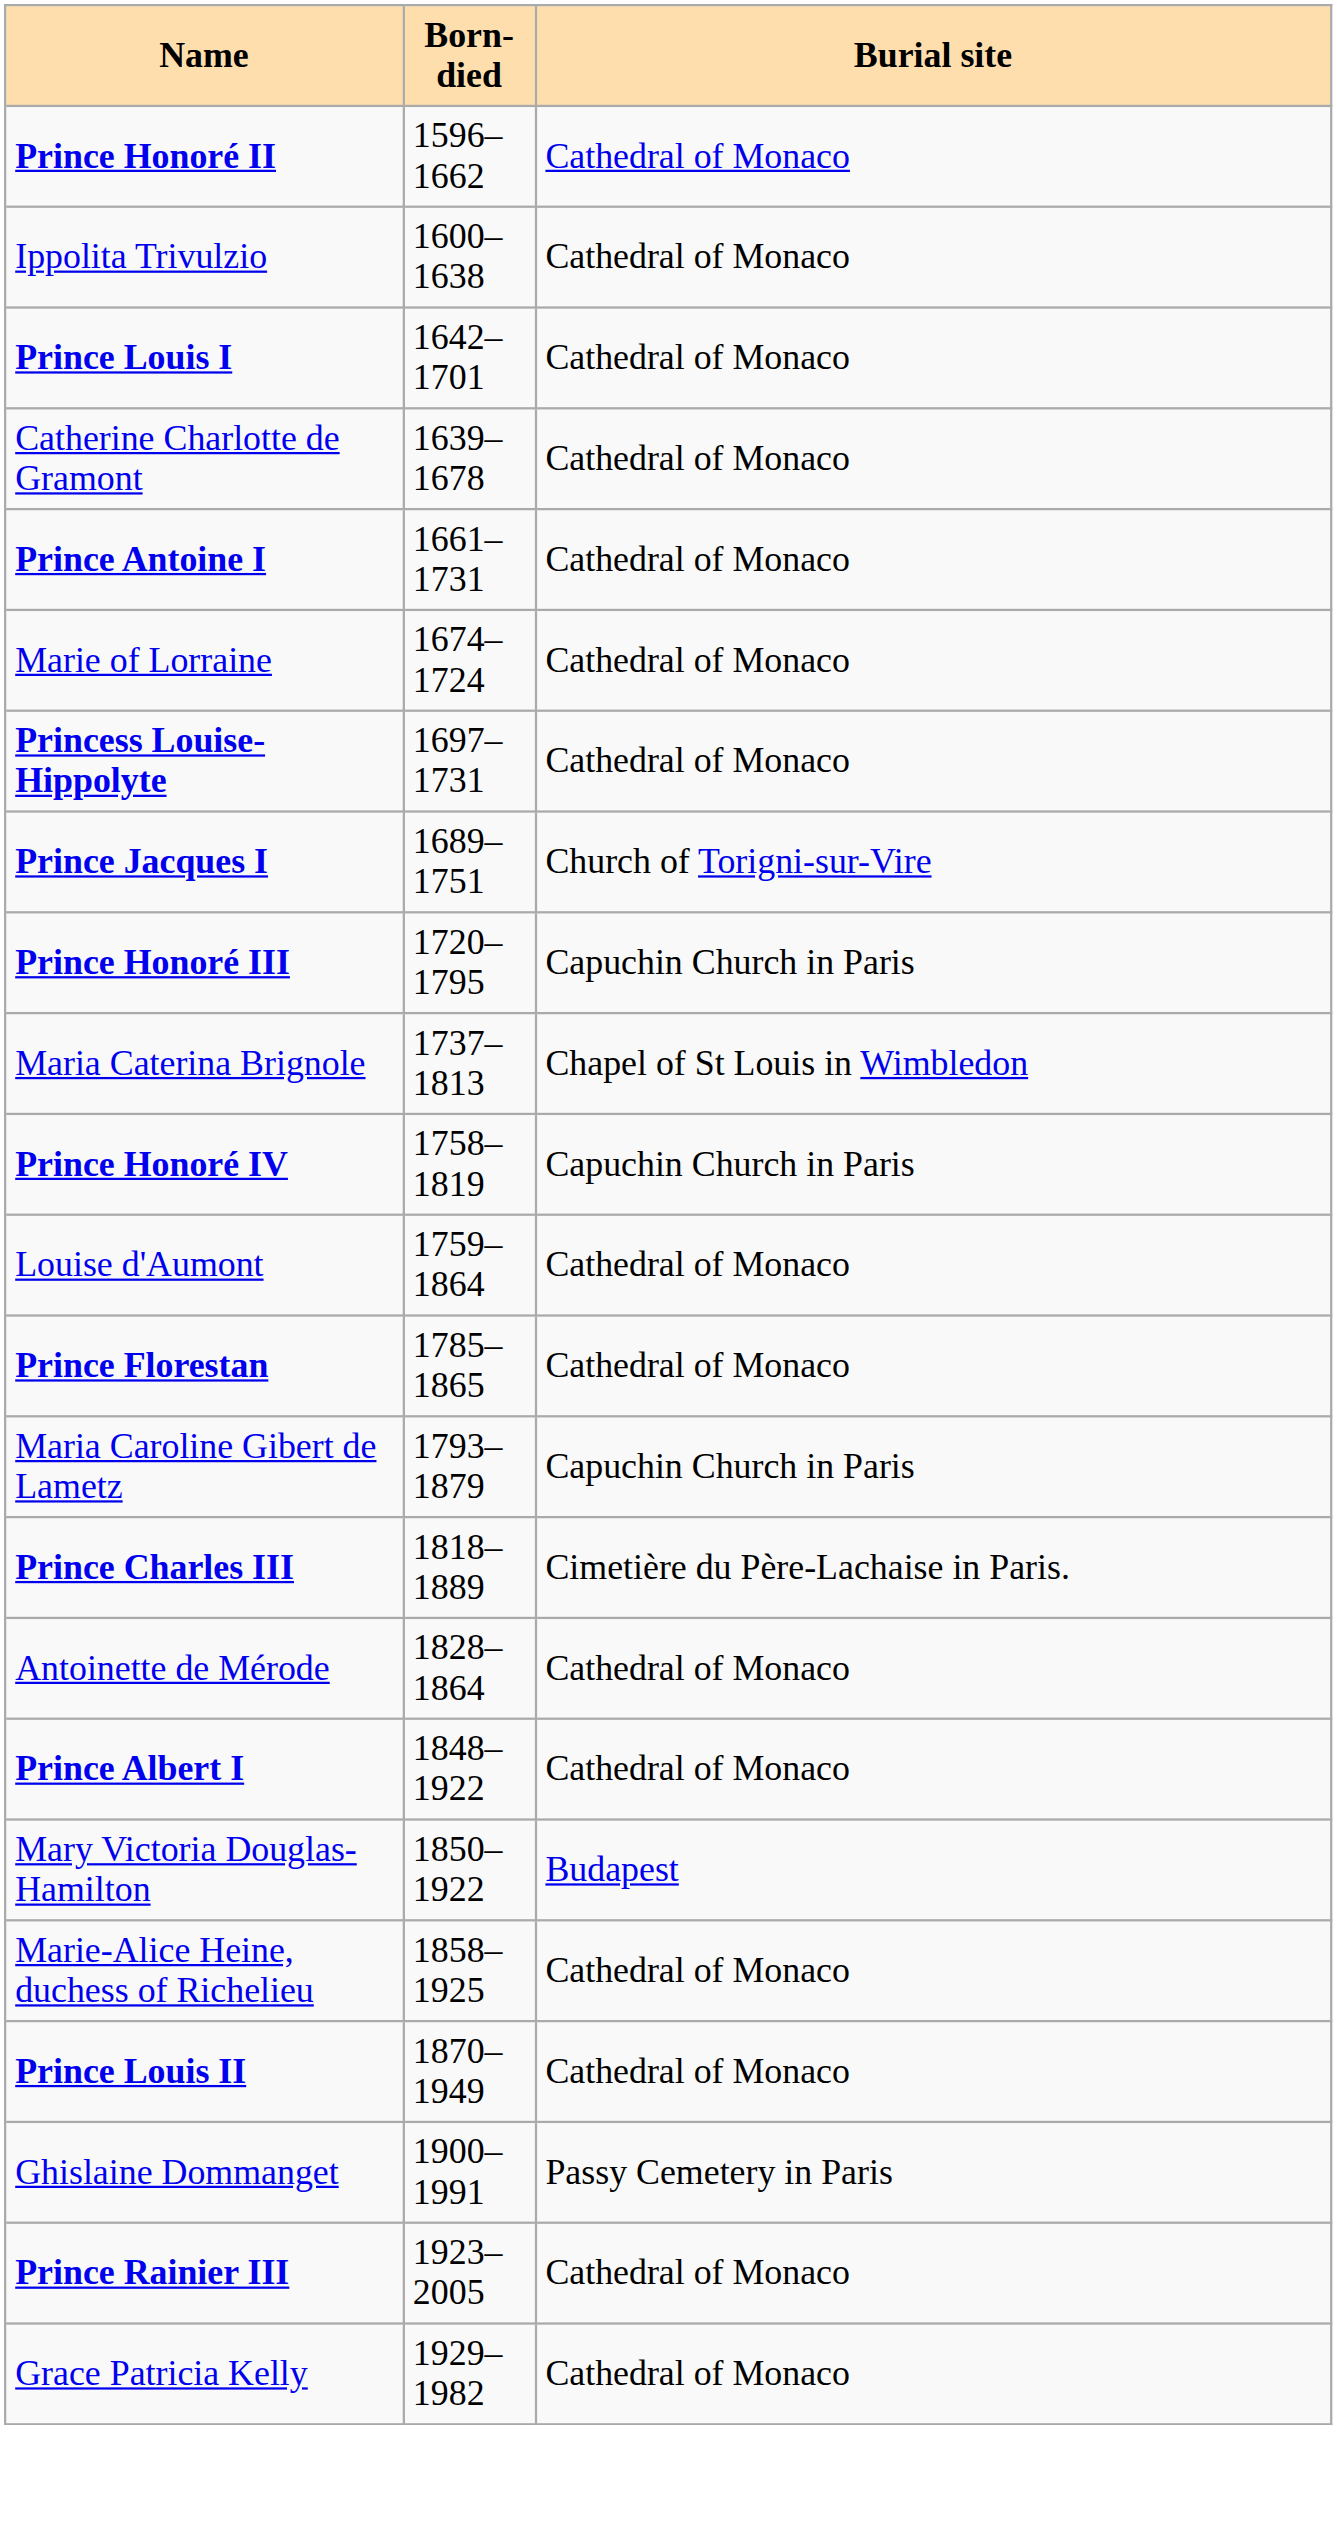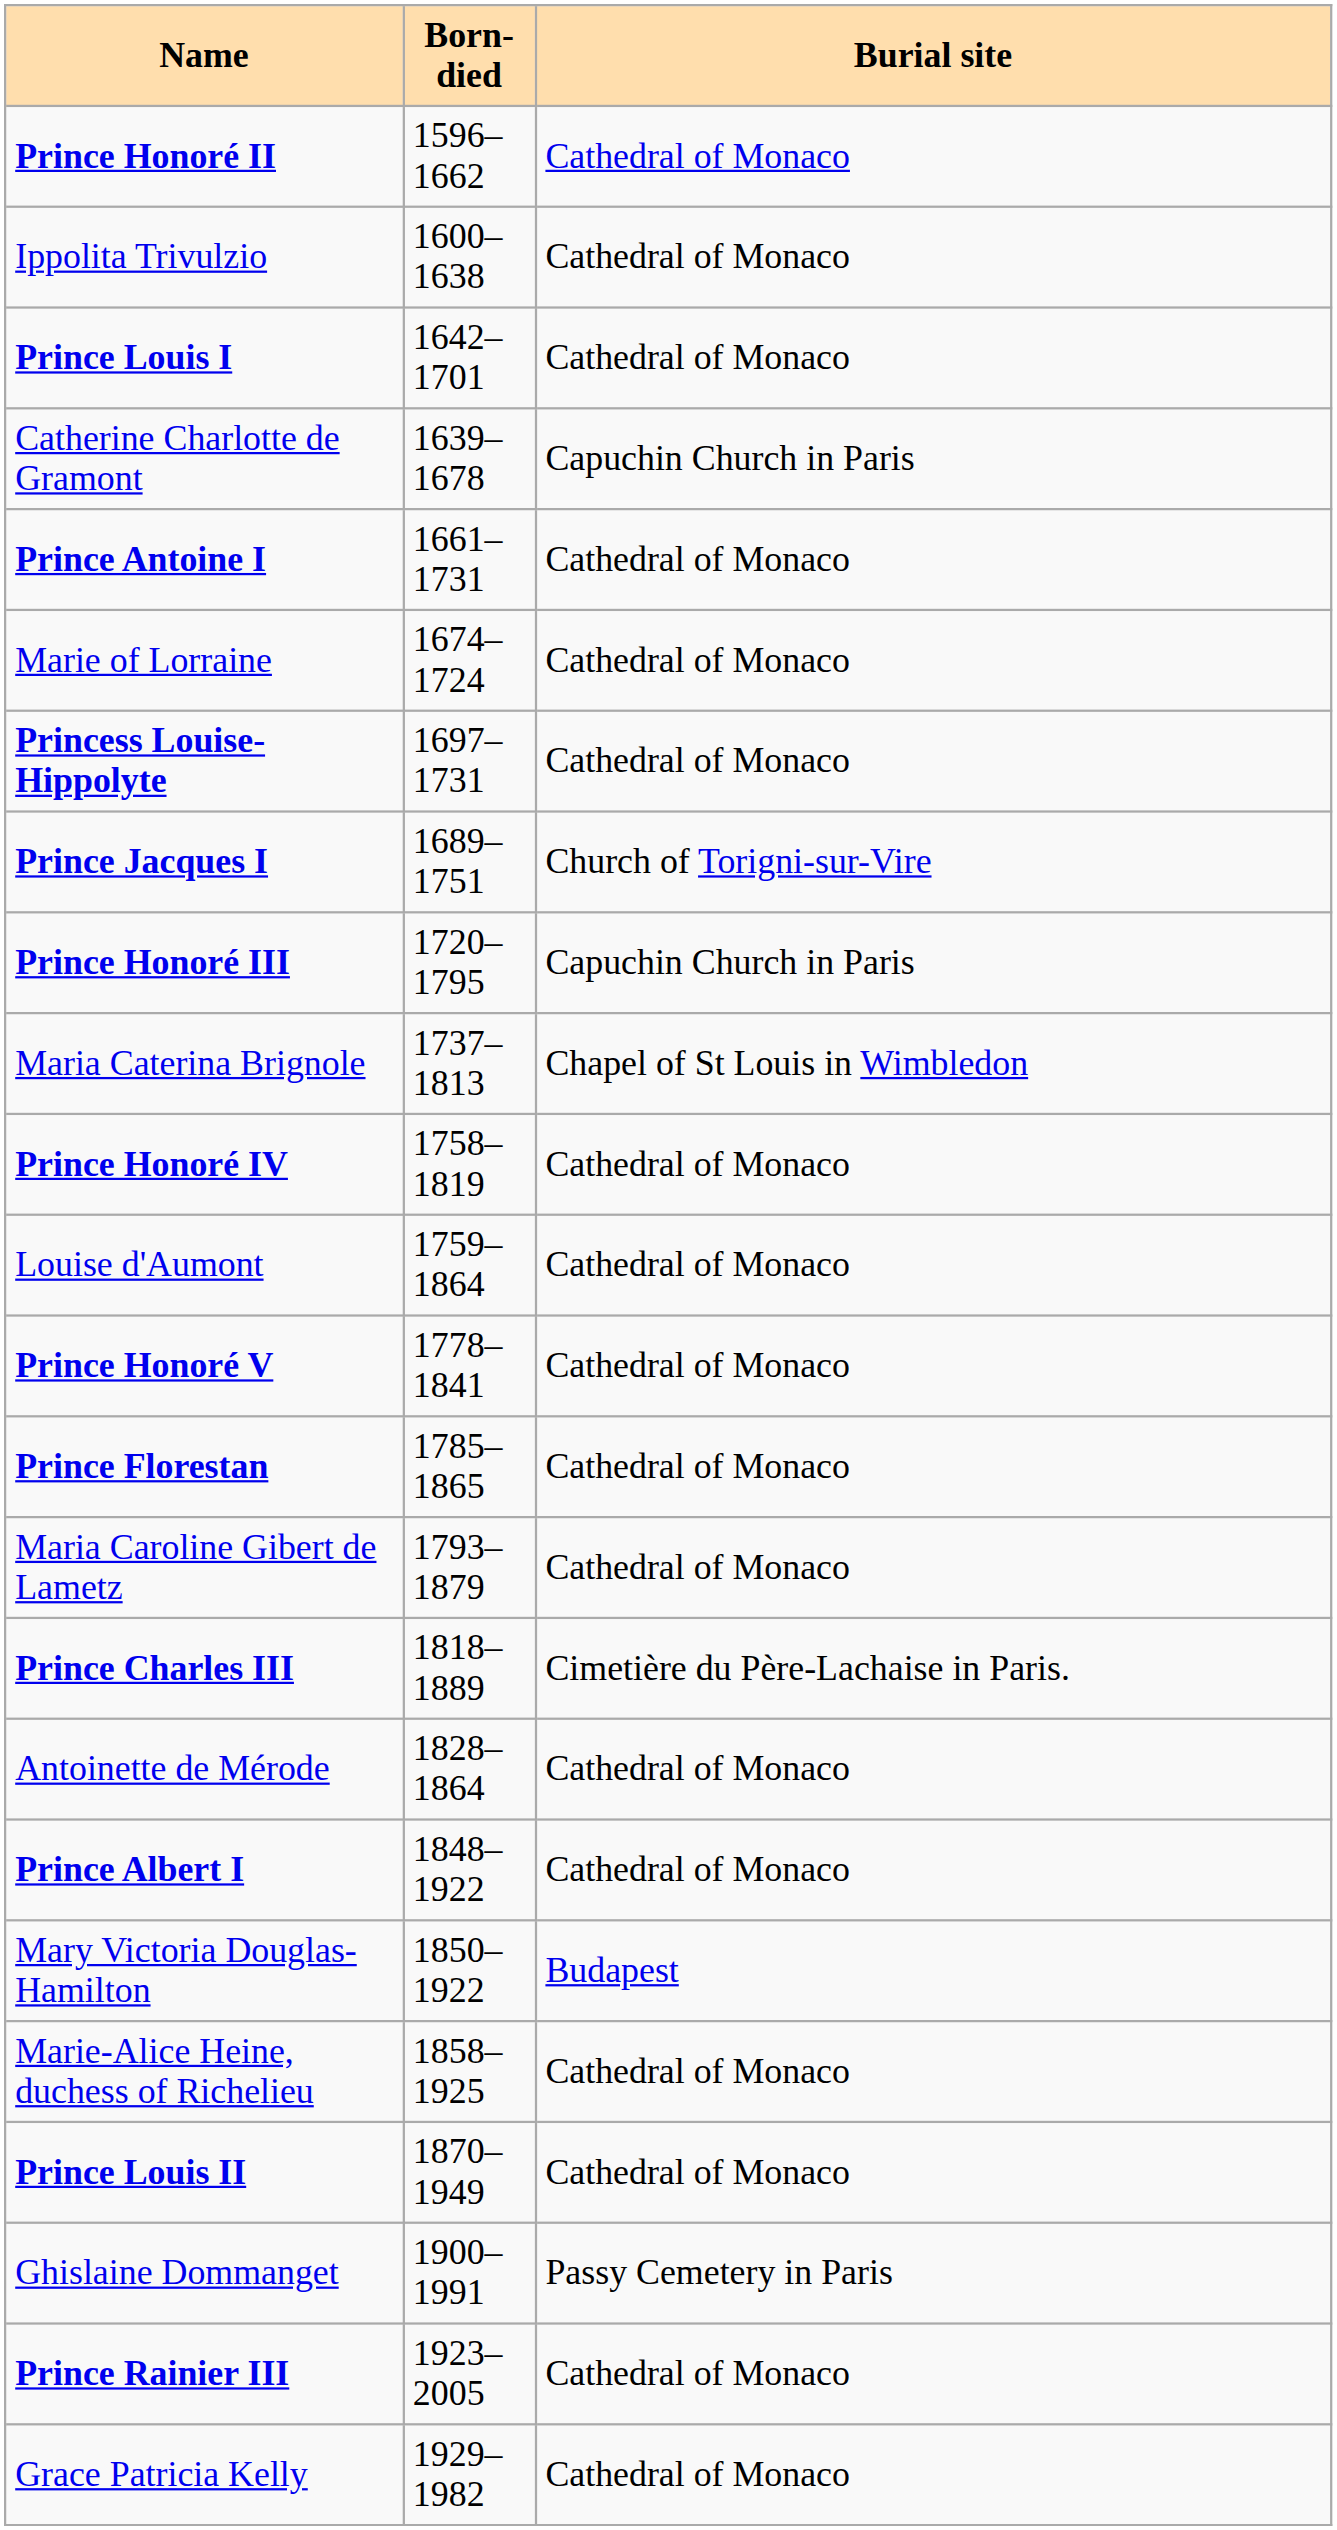(698, 458) Cathedral of Monaco -> (730, 458) Capuchin Church in Paris
(730, 1163) Capuchin Church in Paris -> (698, 1163) Cathedral of Monaco
+ row: (144, 1365)
(730, 1466) Capuchin Church in Paris -> (698, 1566) Cathedral of Monaco
